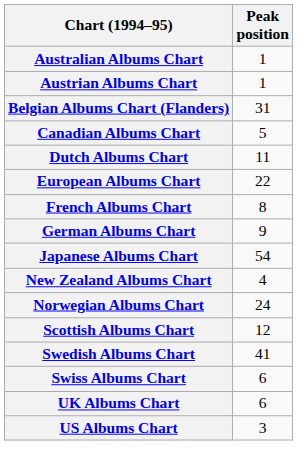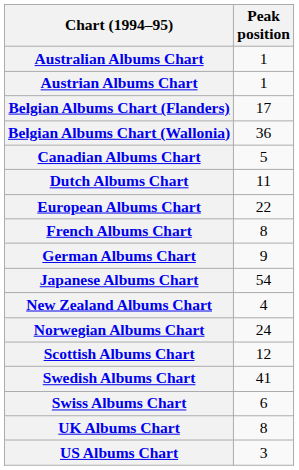(263, 108) 31 -> (264, 108) 17
+ row: (119, 132)
(263, 403) 6 -> (264, 428) 8
